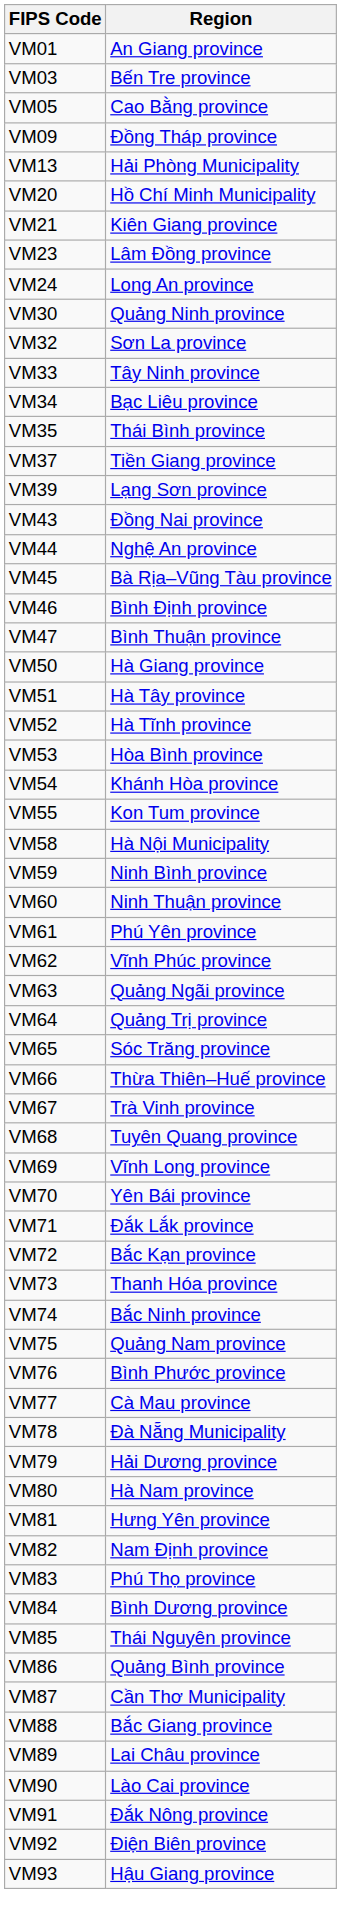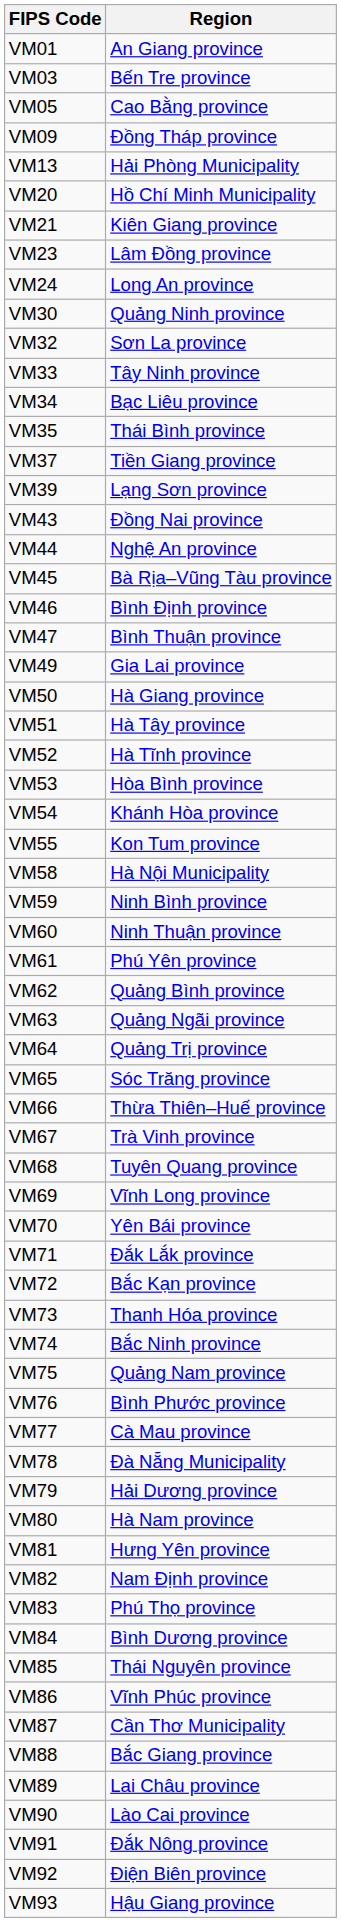+ row: (33, 666)
(191, 961) Vĩnh Phúc province -> (197, 990) Quảng Bình province
(197, 1667) Quảng Bình province -> (191, 1697) Vĩnh Phúc province
